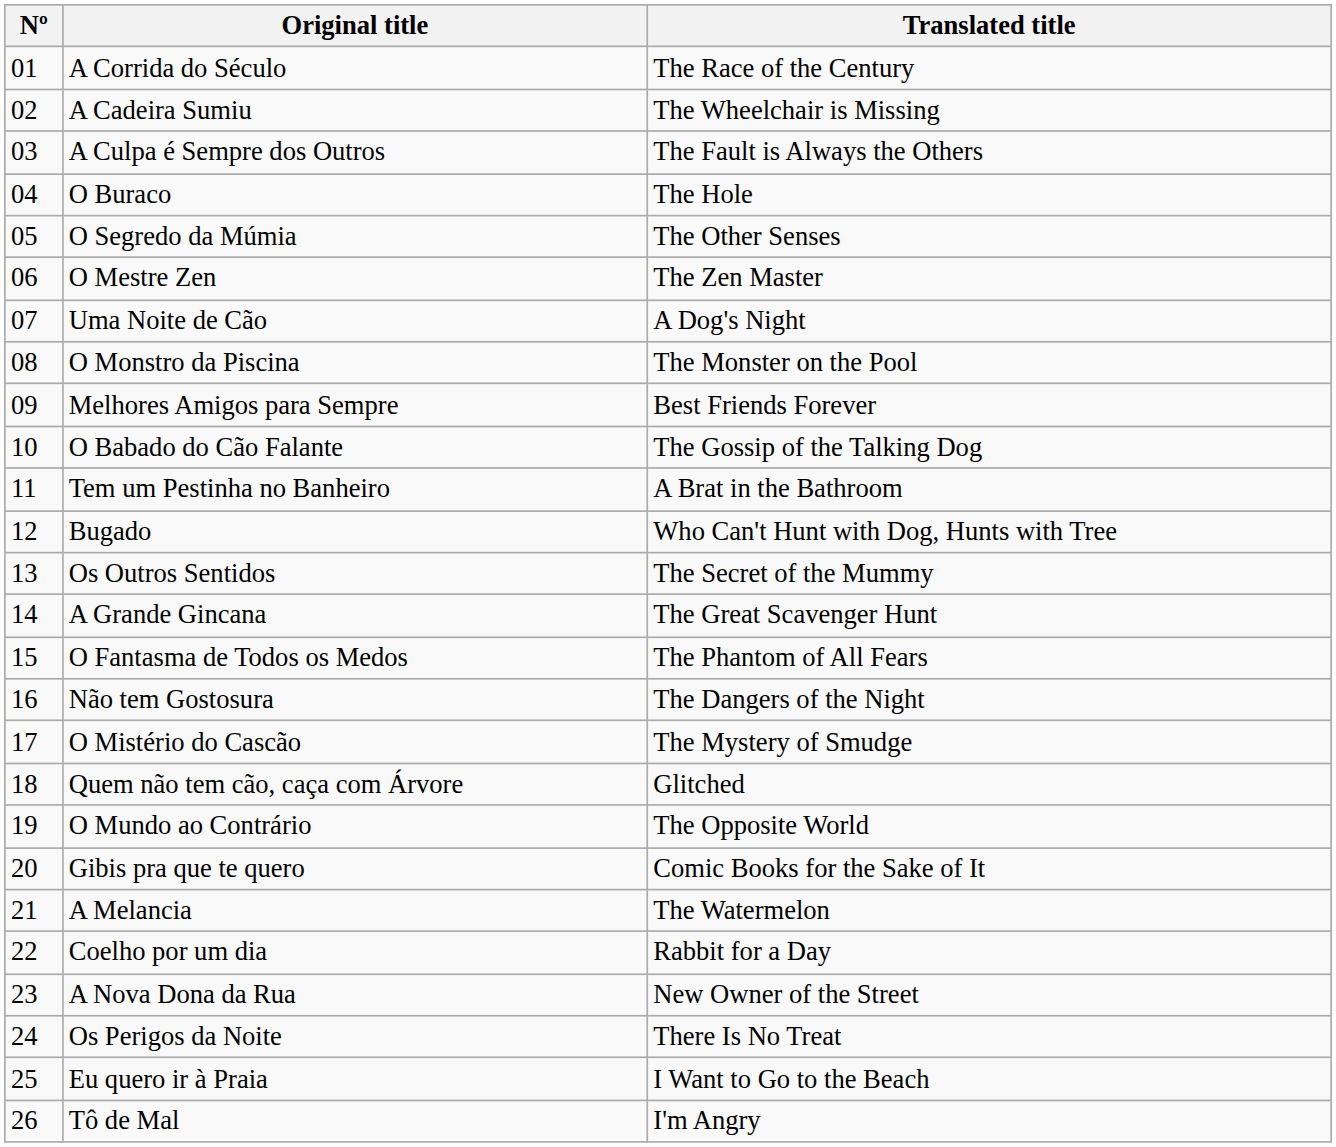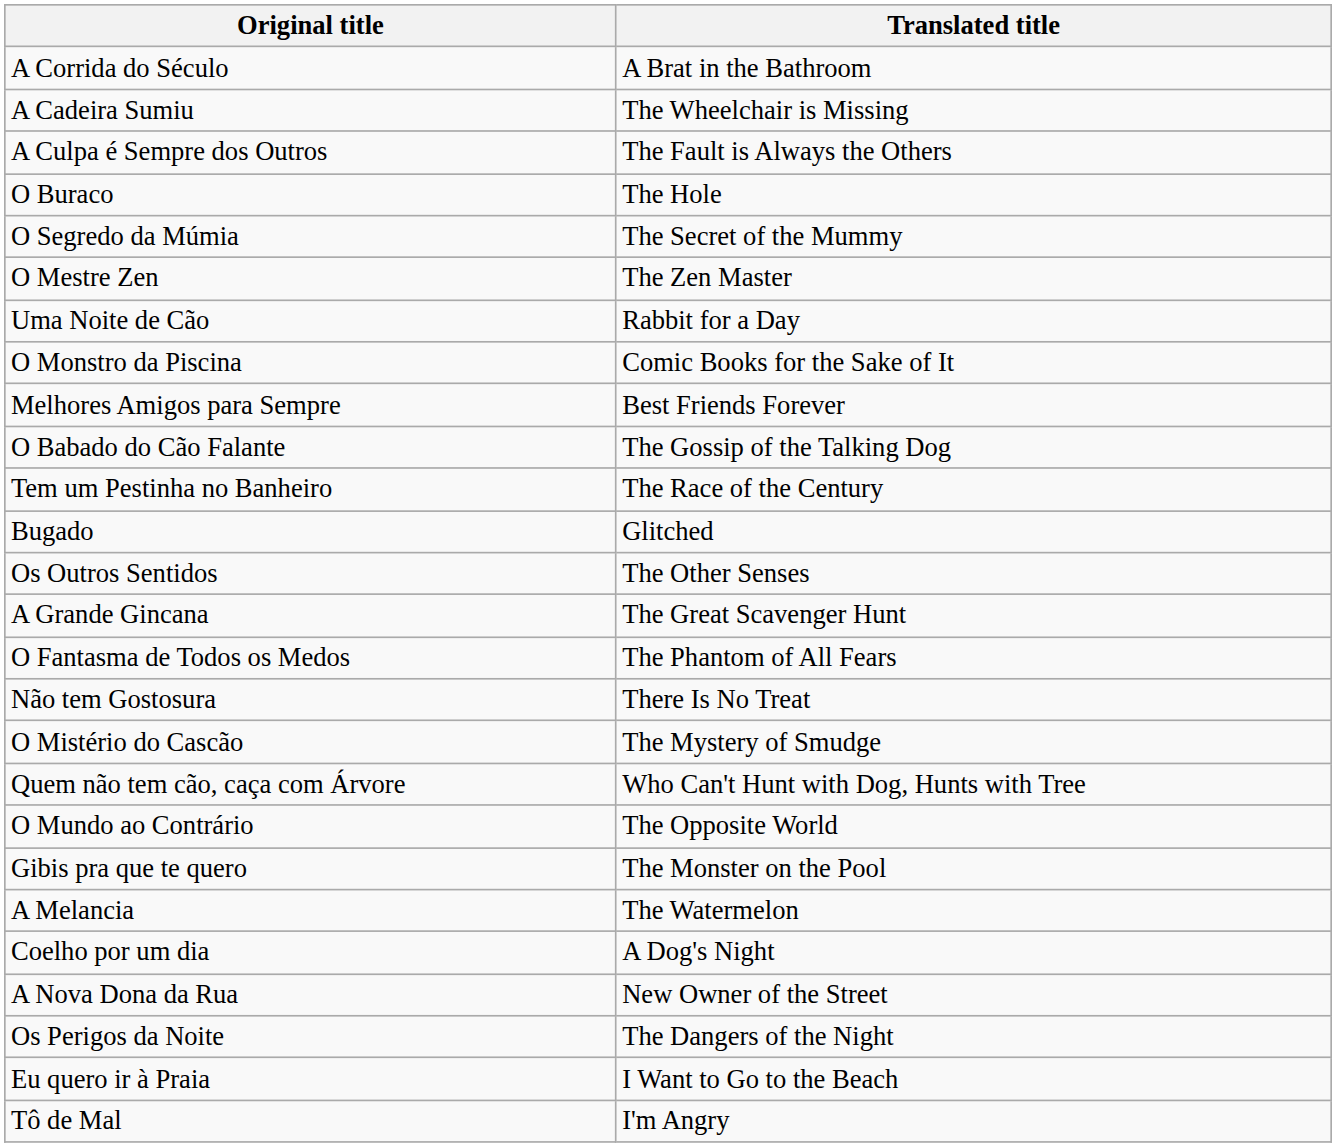- column: (34, 25)
(784, 67) The Race of the Century -> (747, 67) A Brat in the Bathroom
(747, 236) The Other Senses -> (762, 236) The Secret of the Mummy
(729, 320) A Dog's Night -> (711, 320) Rabbit for a Day
(785, 362) The Monster on the Pool -> (788, 362) Comic Books for the Sake of It
(778, 488) A Brat in the Bathroom -> (753, 488) The Race of the Century
(885, 531) Who Can't Hunt with Dog, Hunts with Tree -> (668, 531) Glitched
(793, 573) The Secret of the Mummy -> (716, 573) The Other Senses
(789, 699) The Dangers of the Night -> (716, 699) There Is No Treat
(699, 783) Glitched -> (854, 783) Who Can't Hunt with Dog, Hunts with Tree
(819, 868) Comic Books for the Sake of It -> (754, 868) The Monster on the Pool
(742, 952) Rabbit for a Day -> (698, 952) A Dog's Night
(747, 1036) There Is No Treat -> (758, 1036) The Dangers of the Night
